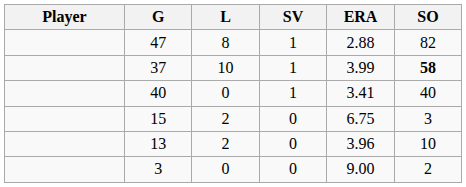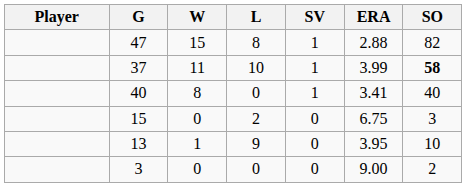+ column: (197, 17)
(226, 144) 2 -> (256, 144) 9
(361, 144) 3.96 -> (374, 144) 3.95
